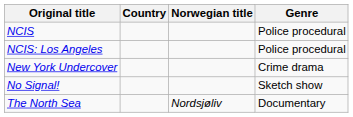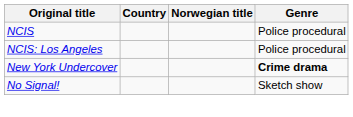(291, 67) normal -> (293, 67) bold
- row: (44, 103)
